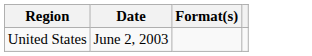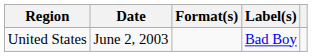+ column: (271, 16)
